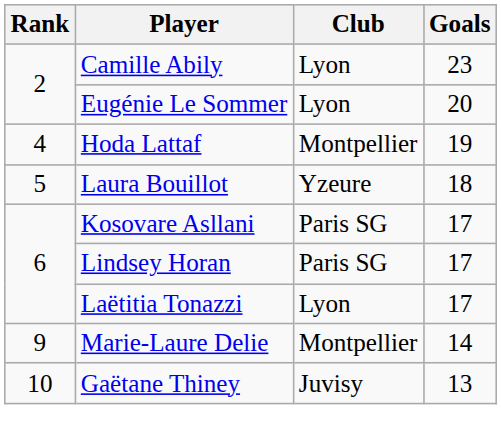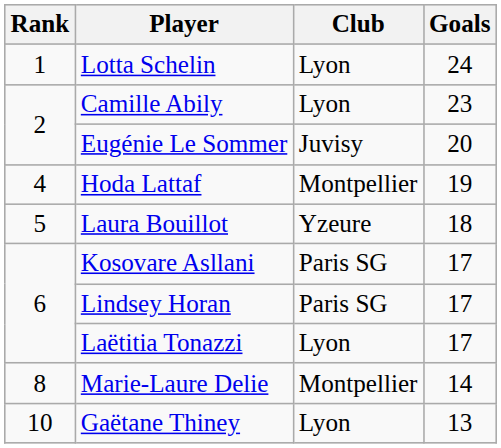+ row: (148, 64)
(325, 104) Lyon -> (331, 143) Juvisy
(40, 343) 9 -> (40, 382) 8
(331, 382) Juvisy -> (325, 422) Lyon
